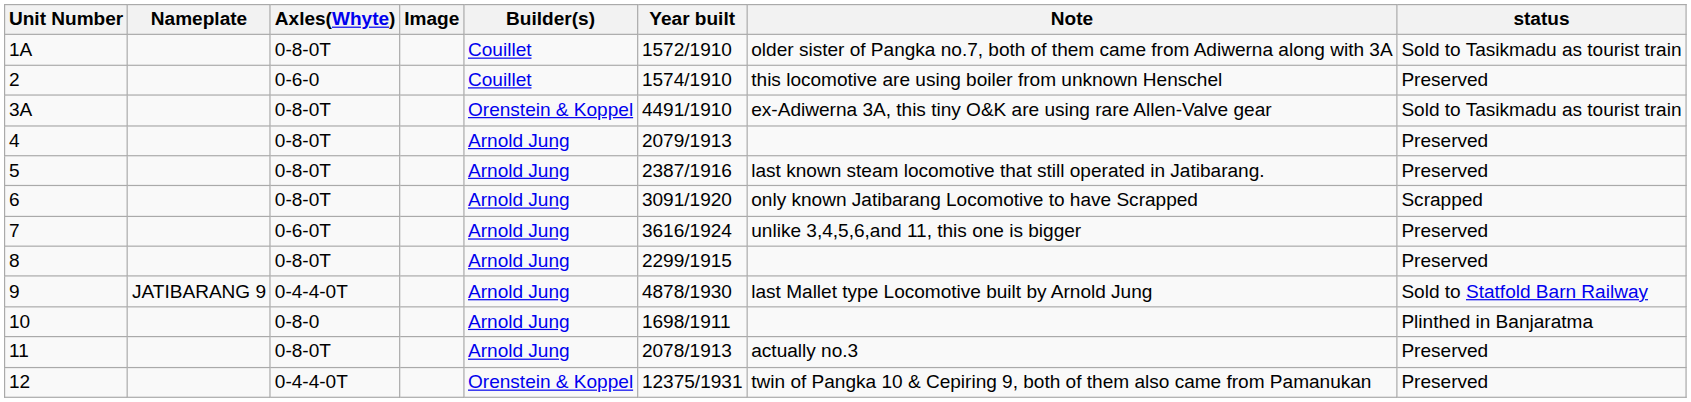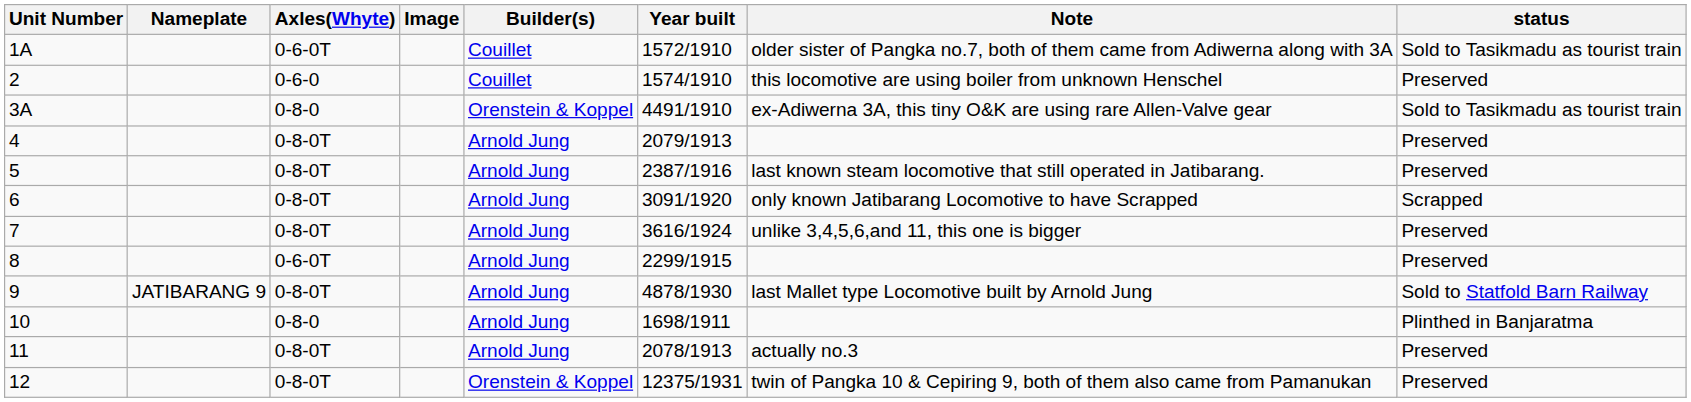(303, 49) 0-8-0T -> (303, 49) 0-6-0T
(303, 110) 0-8-0T -> (297, 110) 0-8-0
(303, 230) 0-6-0T -> (303, 230) 0-8-0T
(303, 261) 0-8-0T -> (303, 261) 0-6-0T
(311, 291) 0-4-4-0T -> (303, 291) 0-8-0T
(311, 381) 0-4-4-0T -> (303, 381) 0-8-0T
